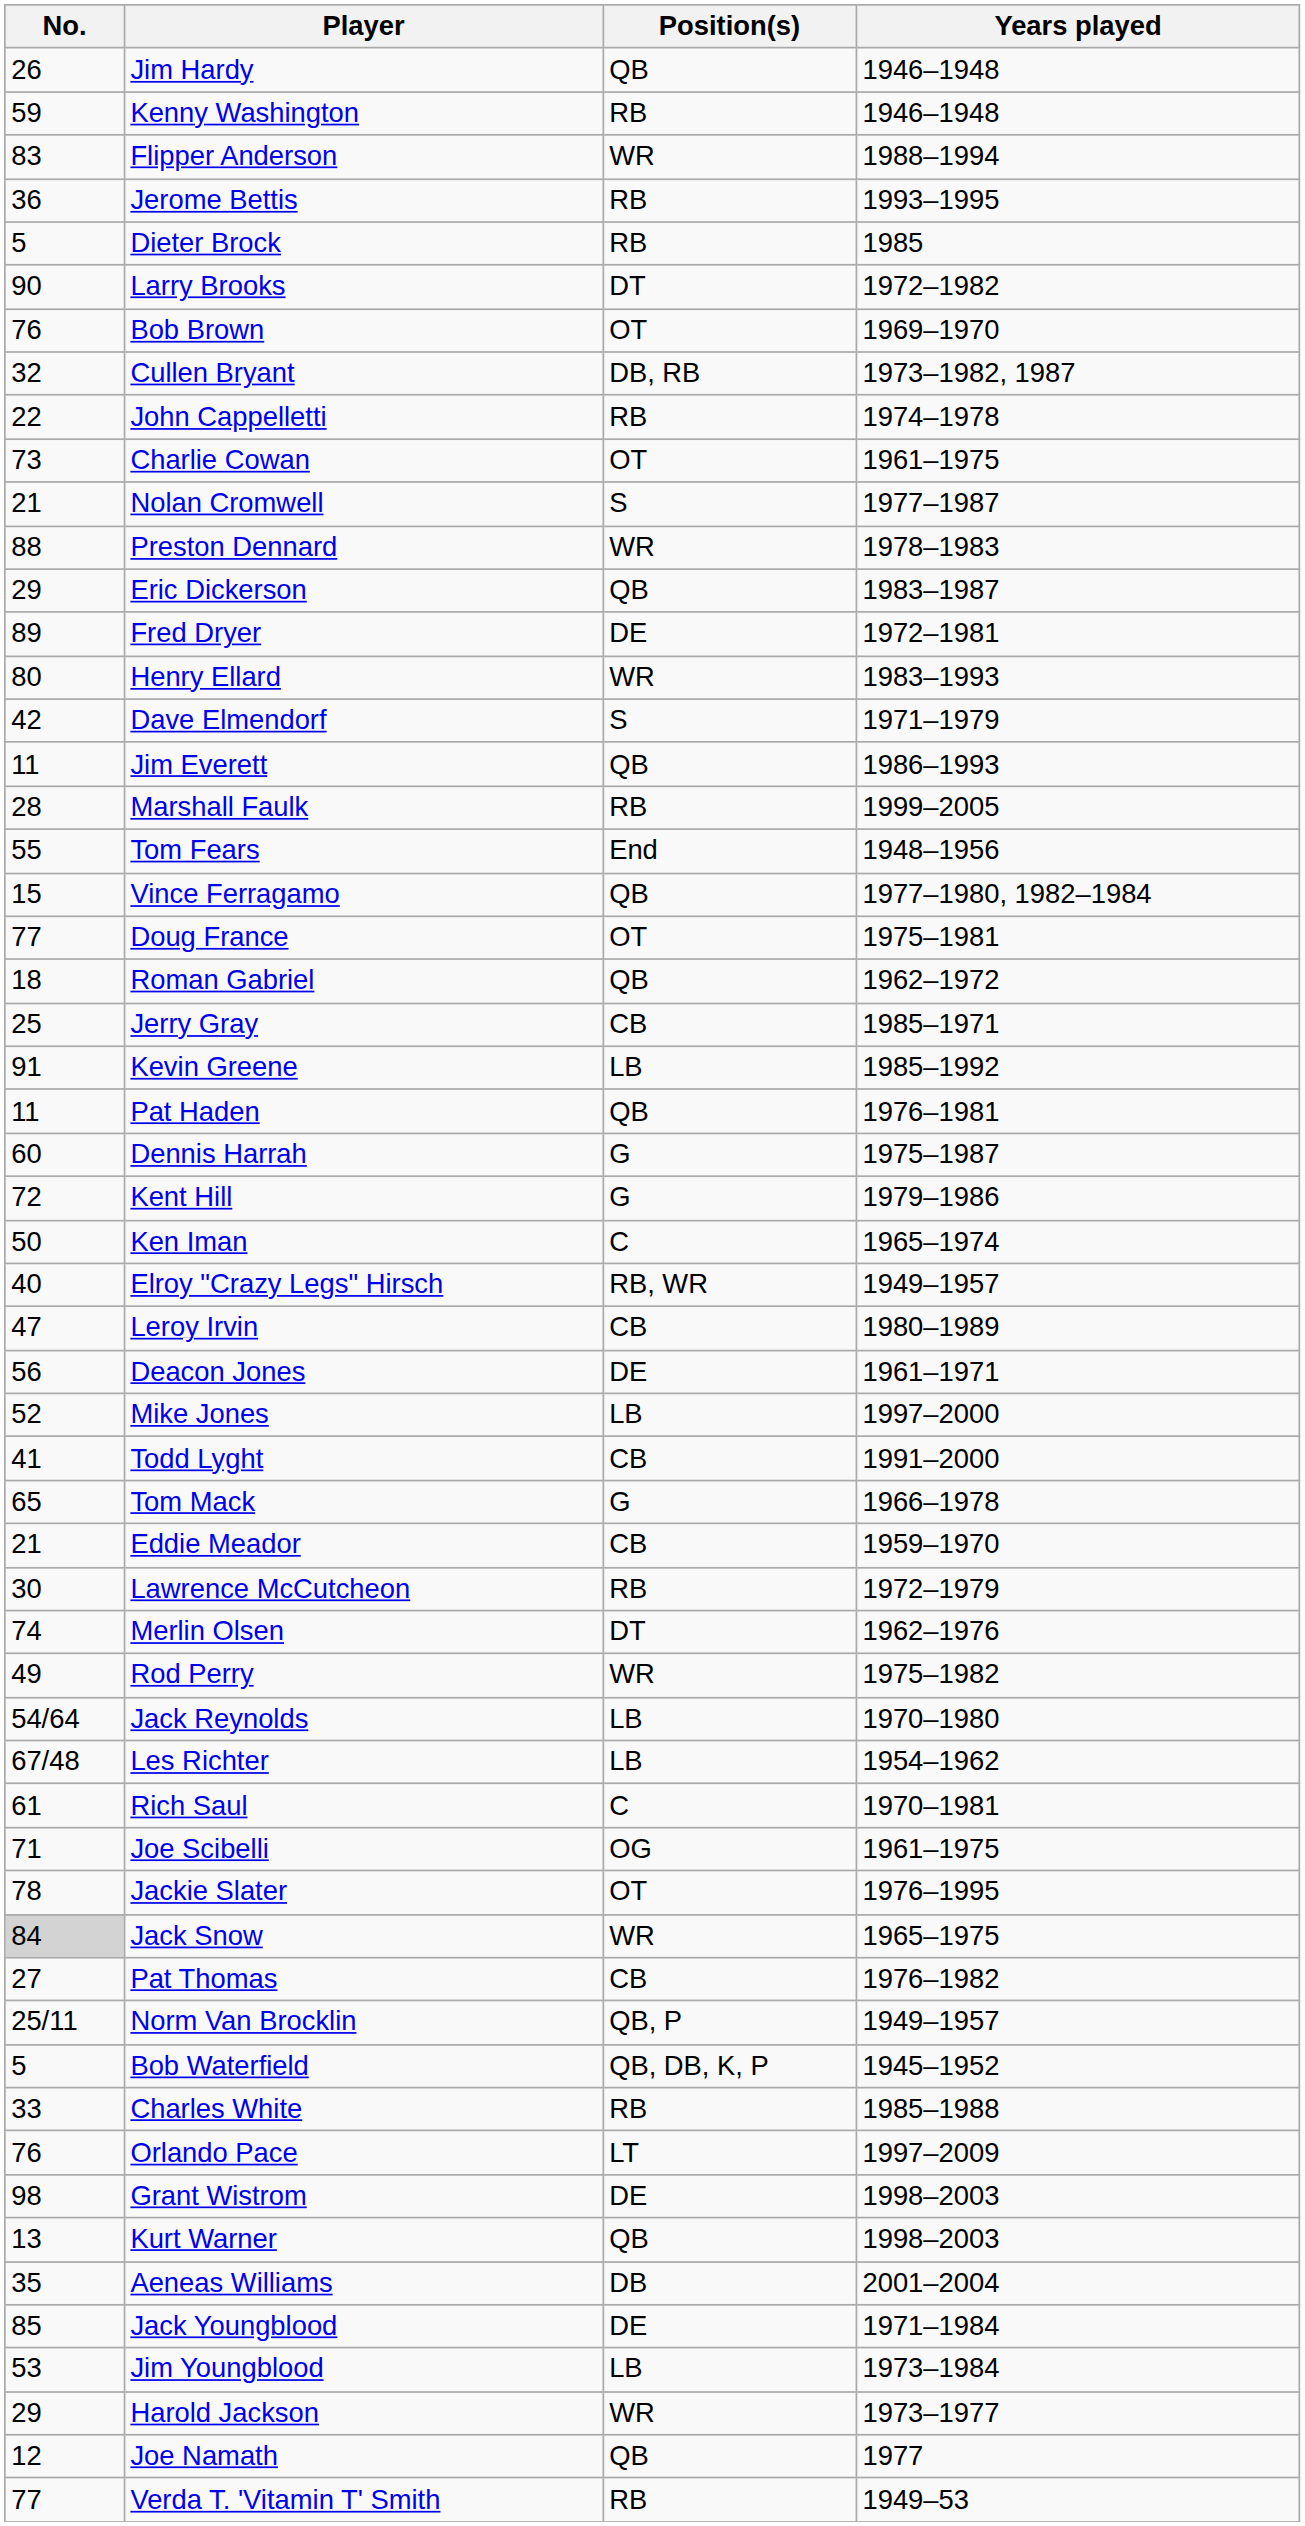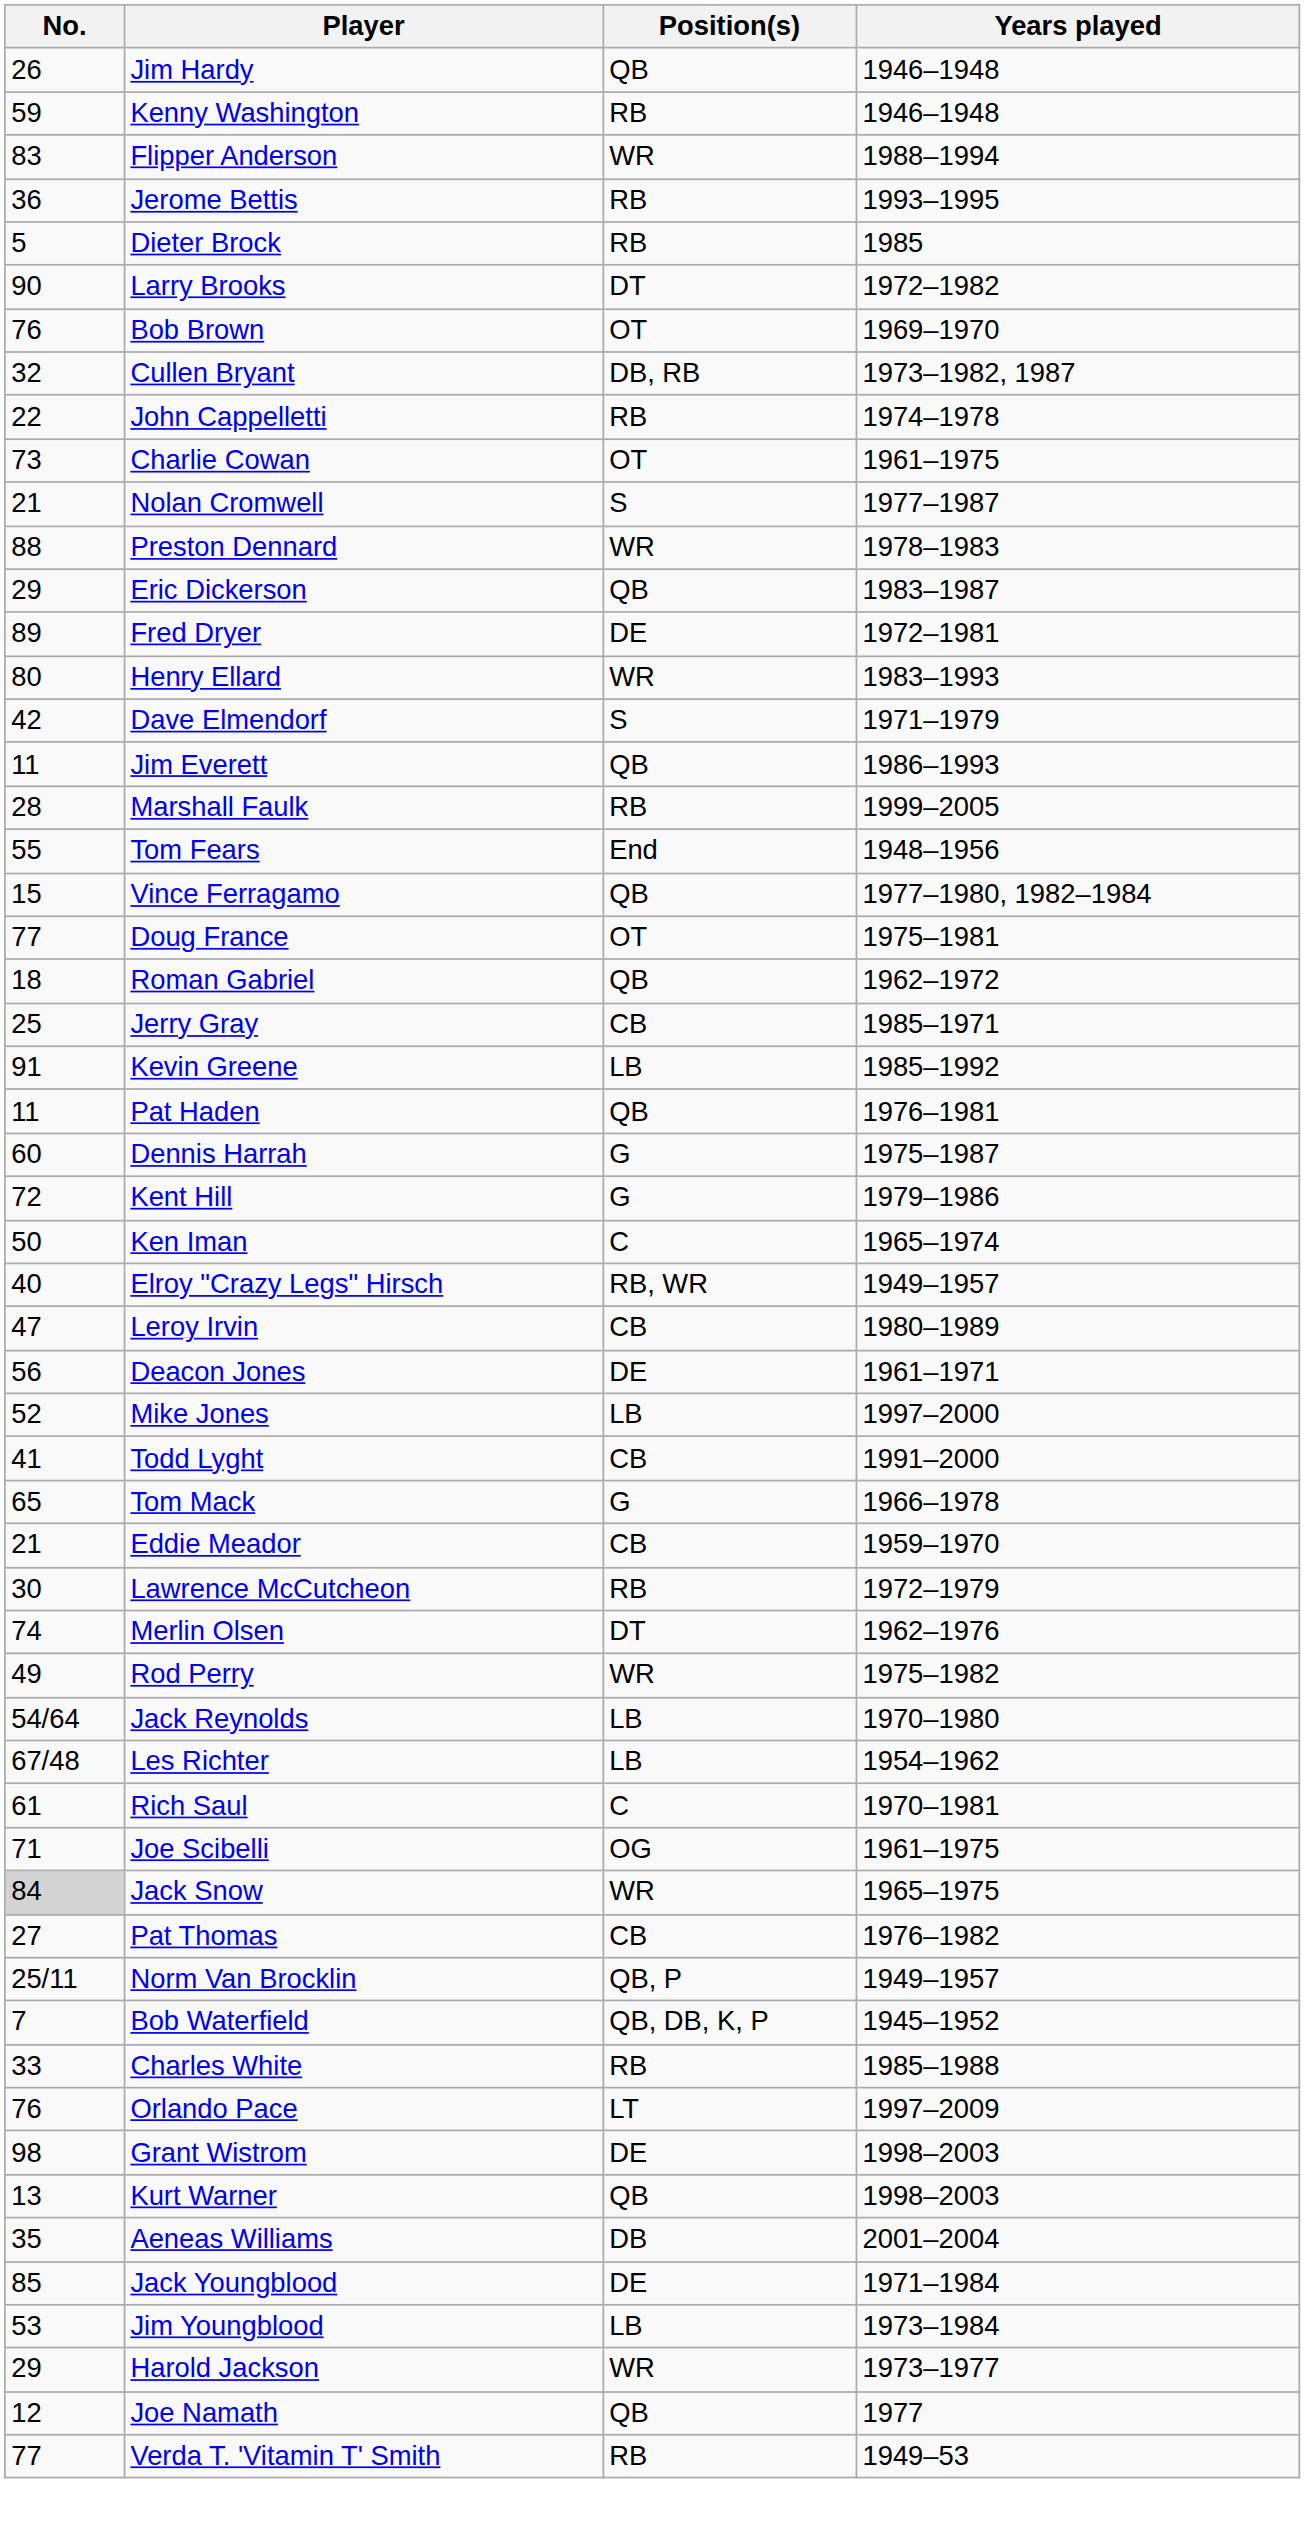- row: (209, 1892)
(19, 2065) 5 -> (19, 2022) 7
